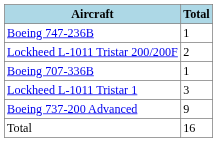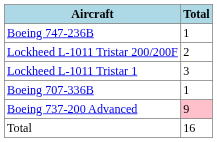rows swapped: (72, 89) <-> (50, 71)
(186, 108) no background -> (186, 108) pink background
